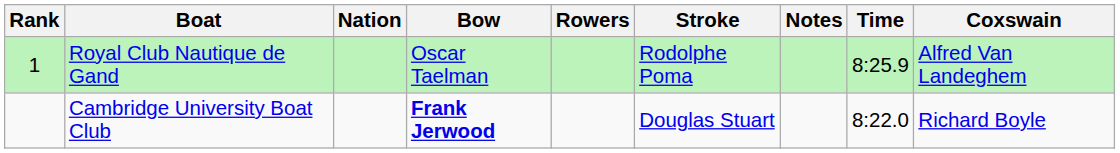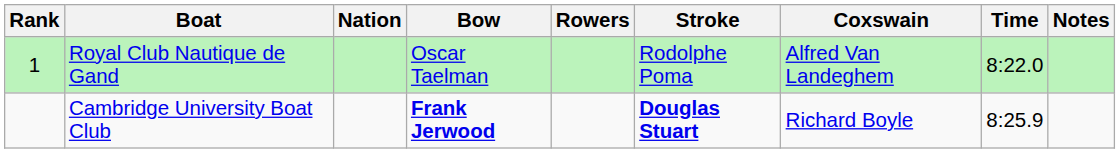columns swapped: (1014, 20) <-> (814, 20)
(880, 64) 8:25.9 -> (1015, 64) 8:22.0
(707, 120) normal -> (680, 120) bold
(880, 120) 8:22.0 -> (1015, 120) 8:25.9
